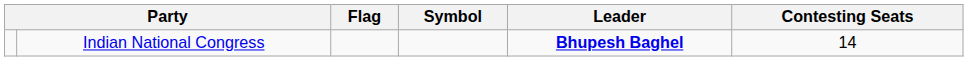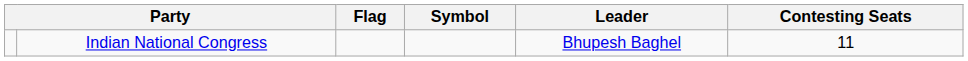(620, 42) bold -> (622, 42) normal
(848, 42) 14 -> (846, 42) 11
